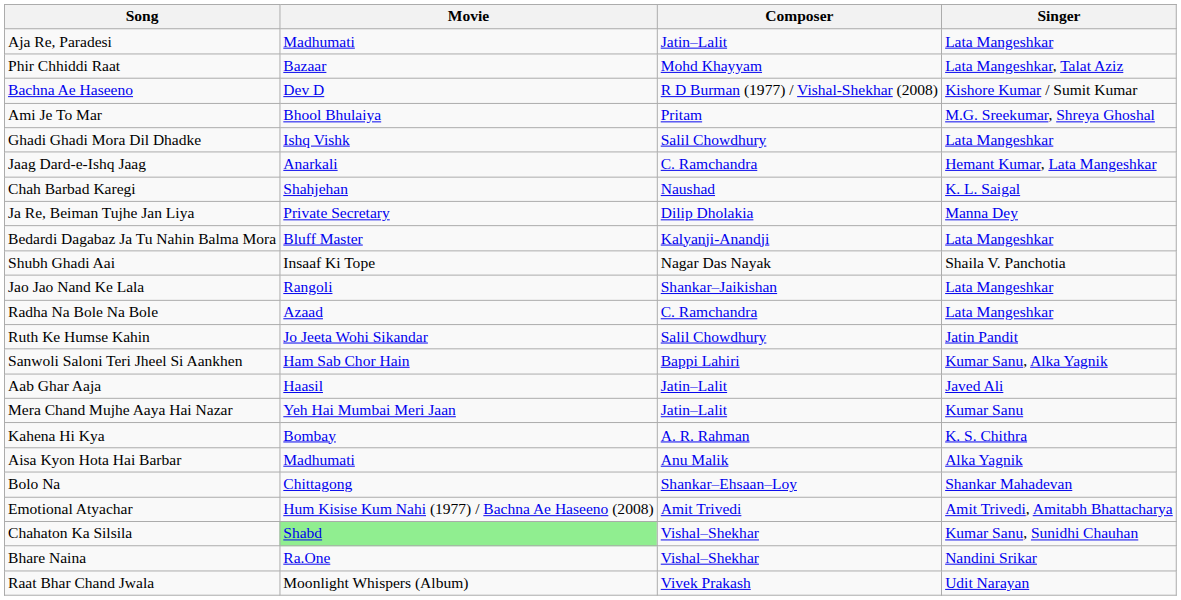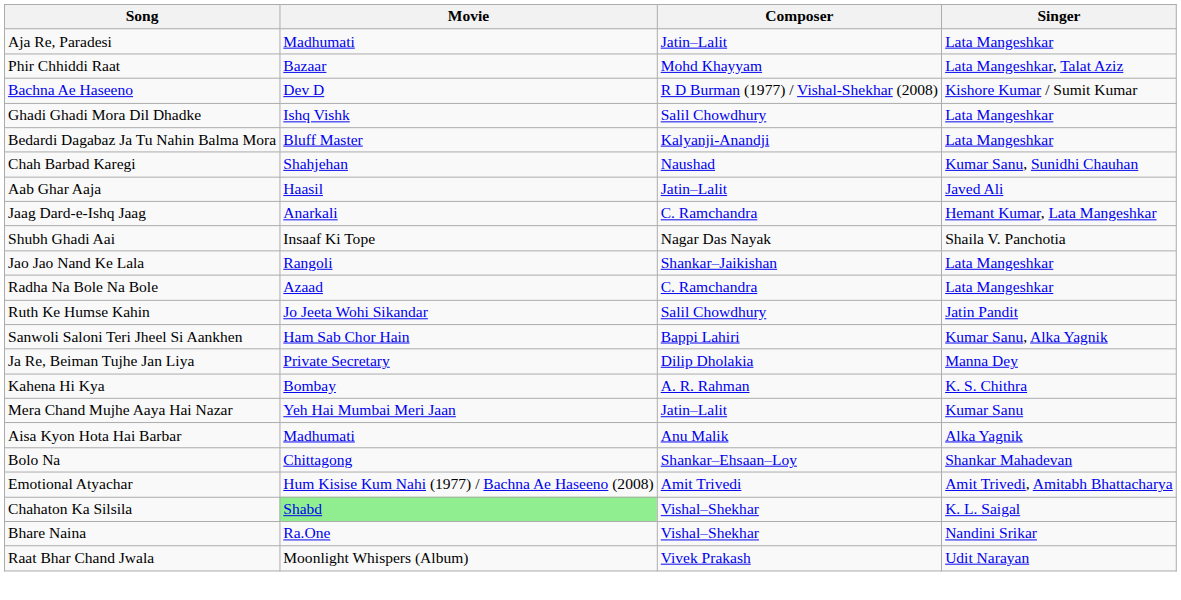- row: (55, 115)
rows swapped: (142, 238) <-> (77, 164)
(983, 189) K. L. Saigal -> (1042, 164) Kumar Sanu, Sunidhi Chauhan
rows swapped: (101, 213) <-> (55, 386)
rows swapped: (120, 410) <-> (56, 435)
(1042, 533) Kumar Sanu, Sunidhi Chauhan -> (983, 509) K. L. Saigal
